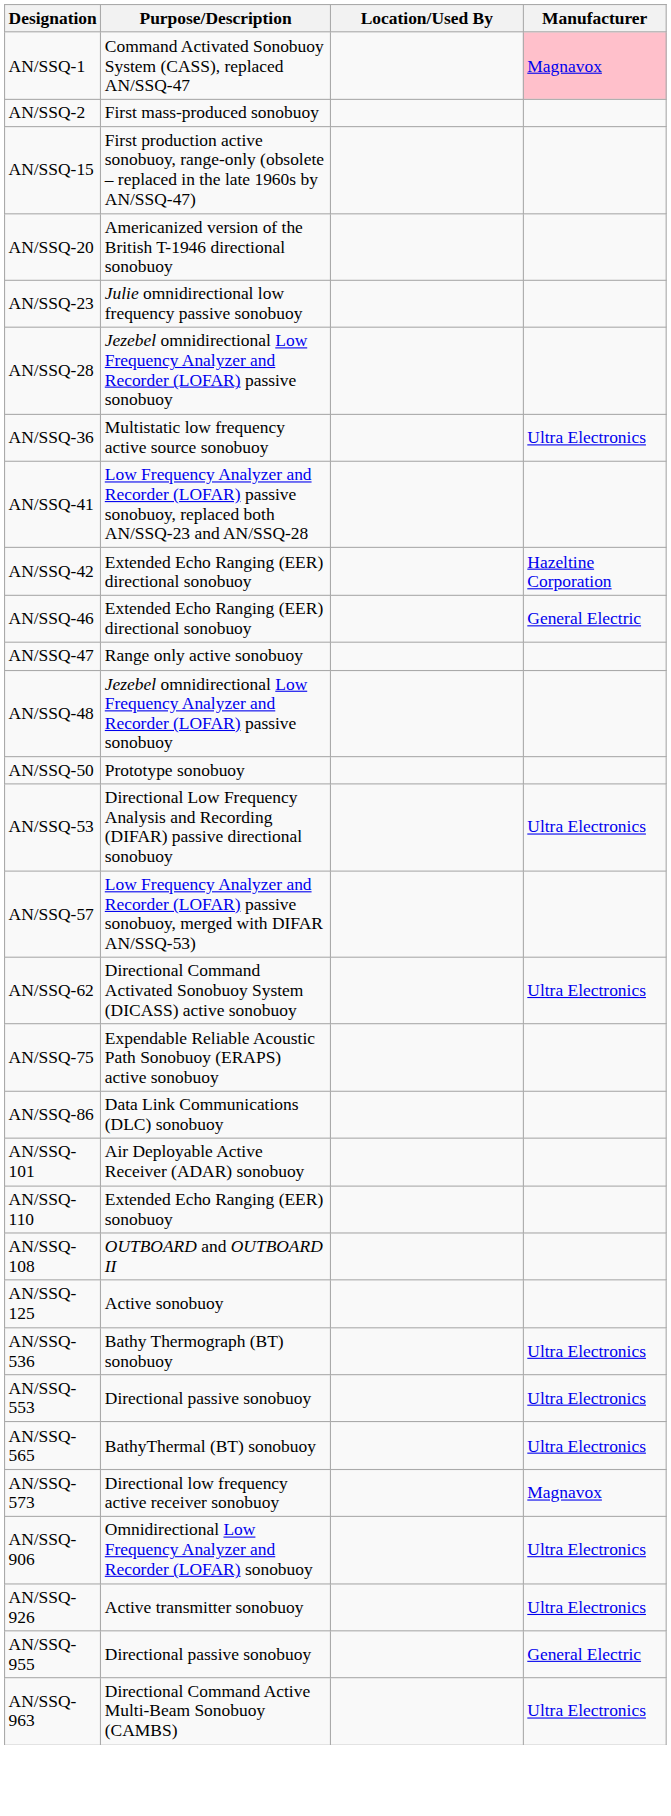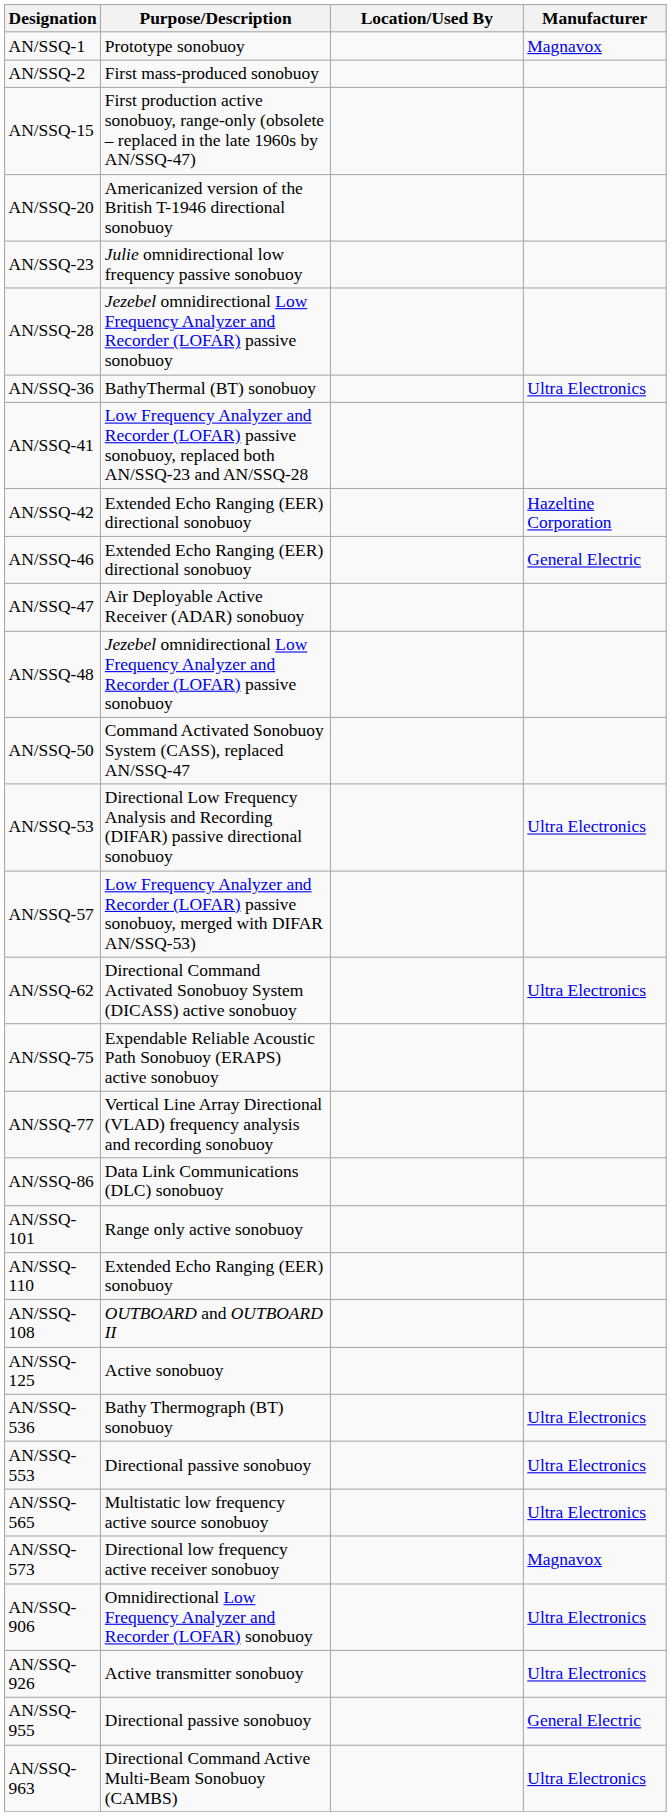(214, 65) Command Activated Sonobuoy System (CASS), replaced AN/SSQ-47 -> (175, 45) Prototype sonobuoy
(565, 65) pink background -> (565, 45) no background
(195, 437) Multistatic low frequency active source sonobuoy -> (210, 388) BathyThermal (BT) sonobuoy
(204, 656) Range only active sonobuoy -> (205, 607) Air Deployable Active Receiver (ADAR) sonobuoy
(175, 770) Prototype sonobuoy -> (214, 750) Command Activated Sonobuoy System (CASS), replaced AN/SSQ-47
+ row: (51, 1124)
(205, 1161) Air Deployable Active Receiver (ADAR) sonobuoy -> (204, 1228) Range only active sonobuoy
(210, 1445) BathyThermal (BT) sonobuoy -> (195, 1512) Multistatic low frequency active source sonobuoy
